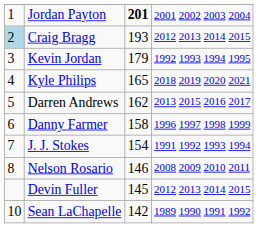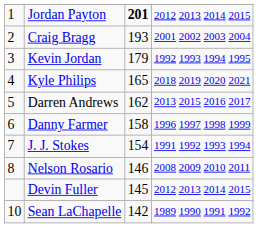(202, 15) 2001 2002 2003 2004 -> (202, 15) 2012 2013 2014 2015
(11, 37) lightblue background -> (11, 37) no background
(202, 37) 2012 2013 2014 2015 -> (202, 37) 2001 2002 2003 2004
